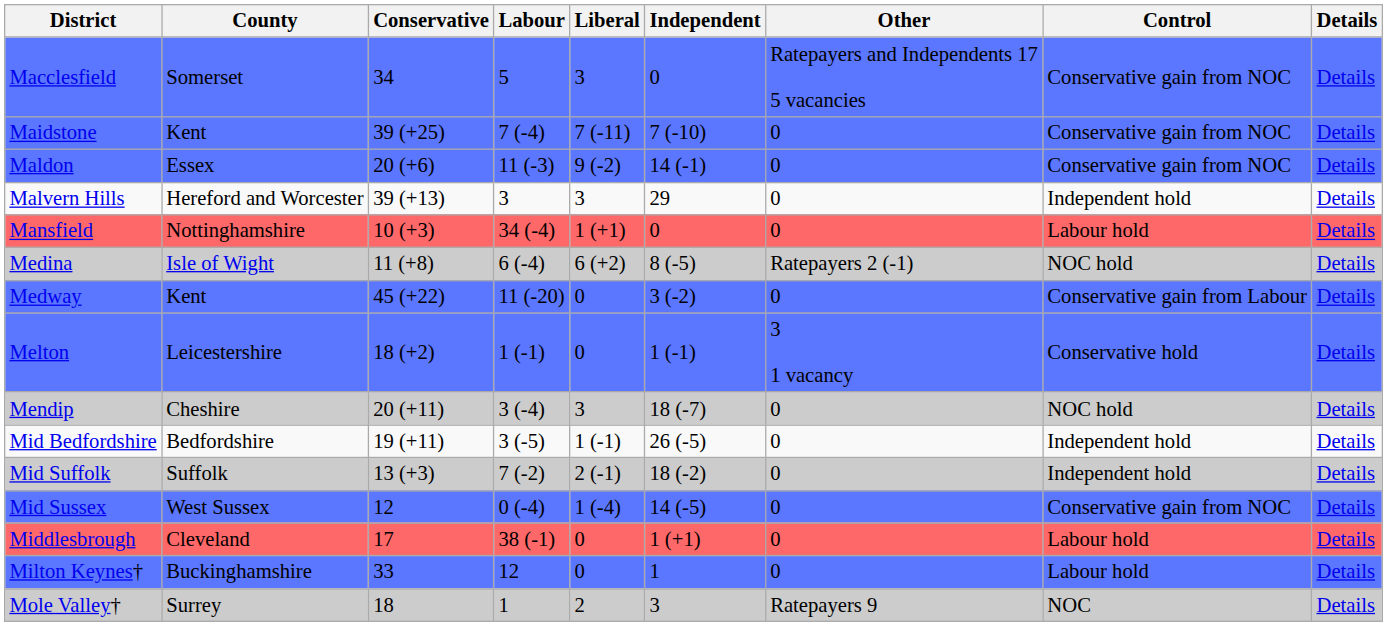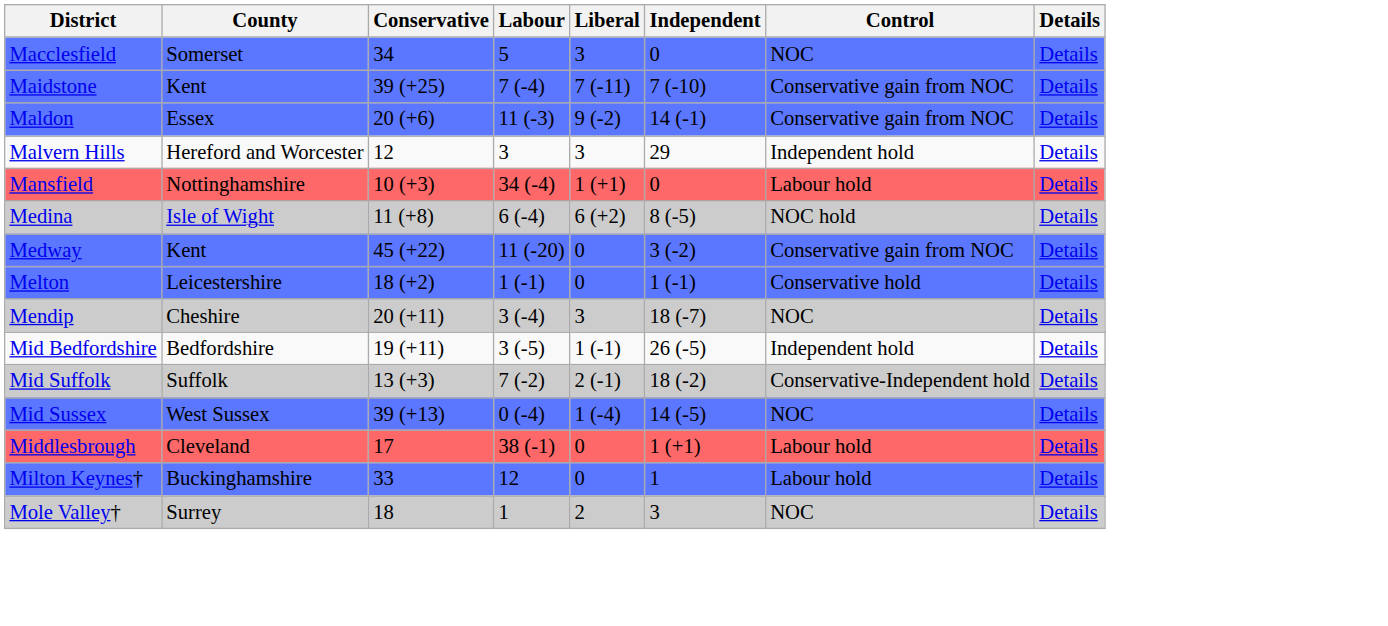- column: (904, 20)
(1169, 76) Conservative gain from NOC -> (792, 53) NOC
(409, 198) 39 (+13) -> (383, 151) 12
(1177, 296) Conservative gain from Labour -> (892, 250) Conservative gain from NOC
(1090, 408) NOC hold -> (792, 315) NOC
(1119, 473) Independent hold -> (900, 380) Conservative-Independent hold
(383, 506) 12 -> (409, 413) 39 (+13)
(1169, 506) Conservative gain from NOC -> (792, 413) NOC
